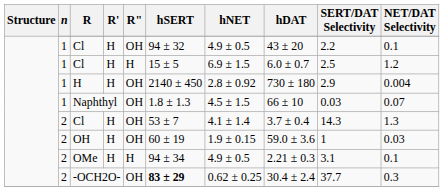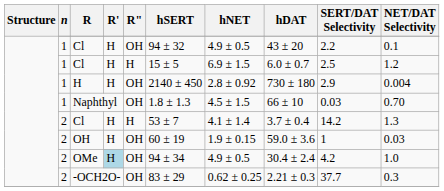(394, 102) 0.07 -> (394, 102) 0.70
(134, 121) OH -> (130, 121) H
(331, 121) 14.3 -> (331, 121) 14.2
(111, 158) no background -> (111, 158) lightblue background
(130, 158) H -> (134, 158) OH
(291, 158) 2.21 ± 0.3 -> (291, 158) 30.4 ± 2.4
(328, 158) 3.1 -> (328, 158) 4.2
(391, 158) 0.1 -> (391, 158) 1.0
(166, 177) bold -> (166, 177) normal
(291, 177) 30.4 ± 2.4 -> (291, 177) 2.21 ± 0.3
